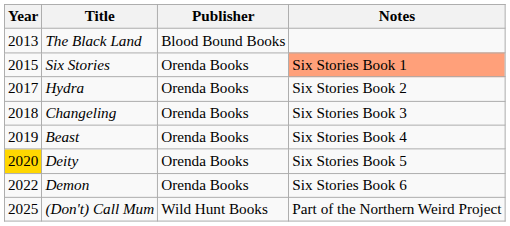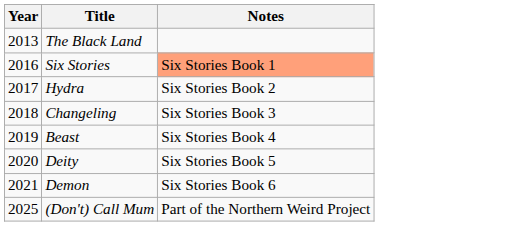- column: (223, 16)
(23, 64) 2015 -> (23, 64) 2016
(23, 161) gold background -> (23, 161) no background
(23, 185) 2022 -> (23, 185) 2021
